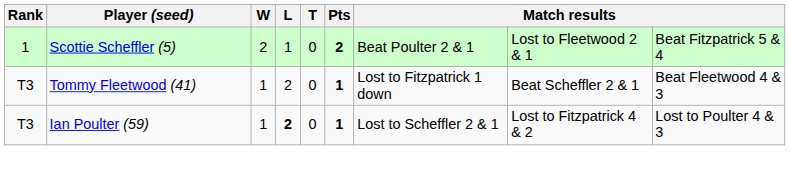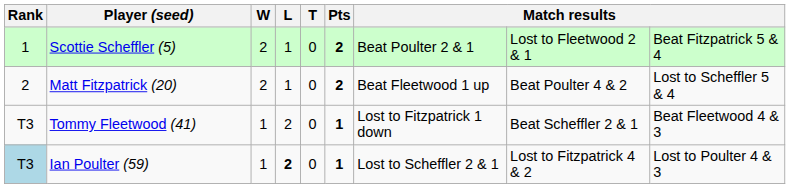+ row: (113, 85)
(25, 124) no background -> (25, 163) lightblue background
